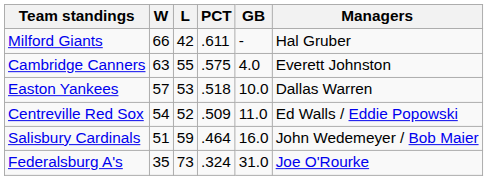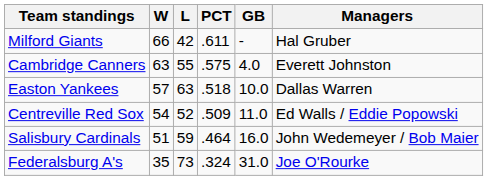(185, 89) 53 -> (185, 89) 63
